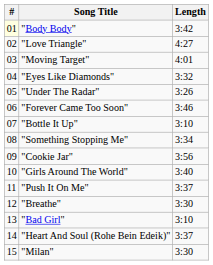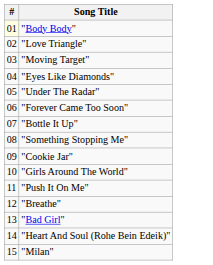- column: (190, 12)
